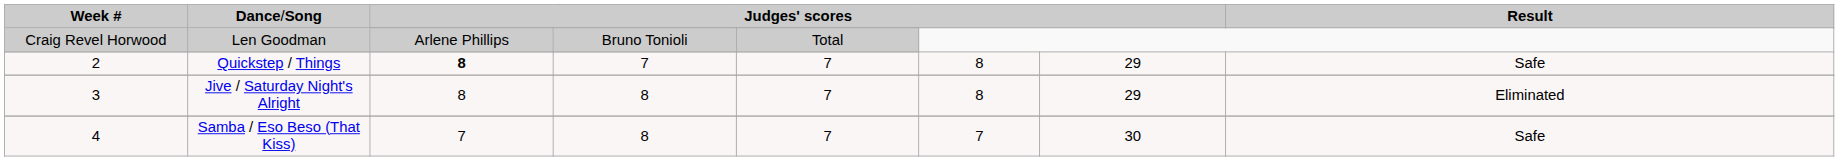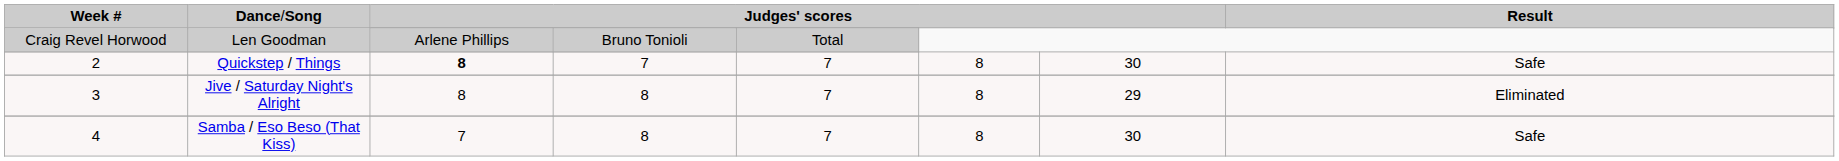(1133, 63) 29 -> (1133, 63) 30
(979, 135) 7 -> (979, 135) 8
